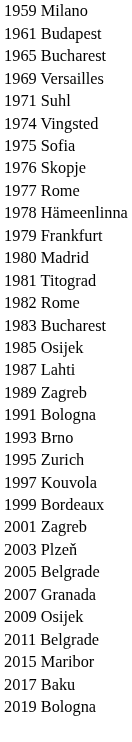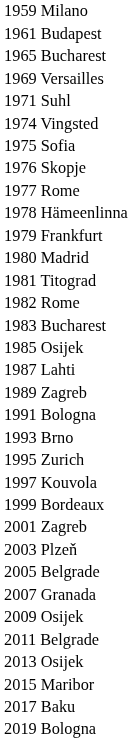+ row: (44, 661)
